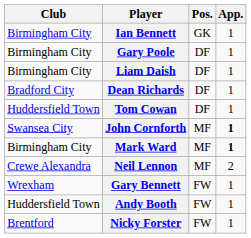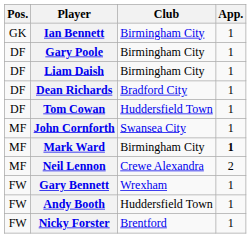columns swapped: (202, 14) <-> (53, 14)
(231, 128) bold -> (231, 128) normal
